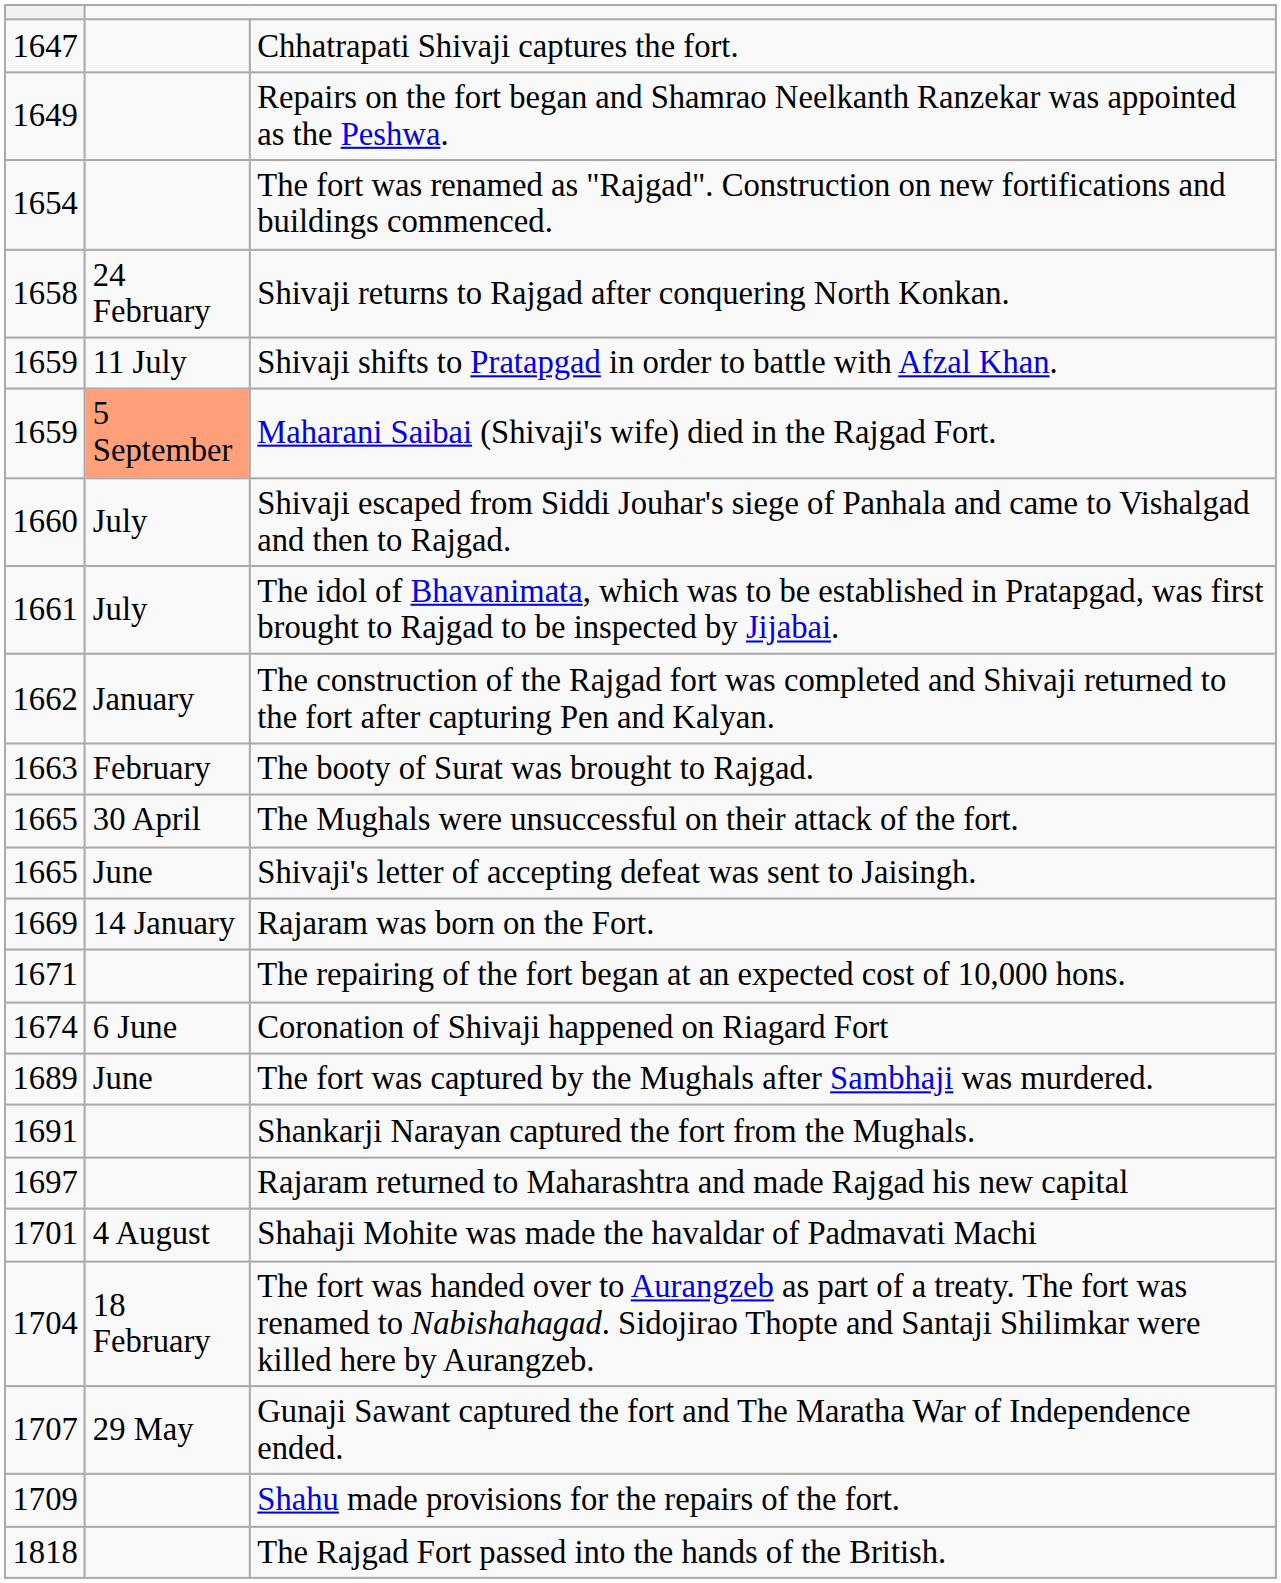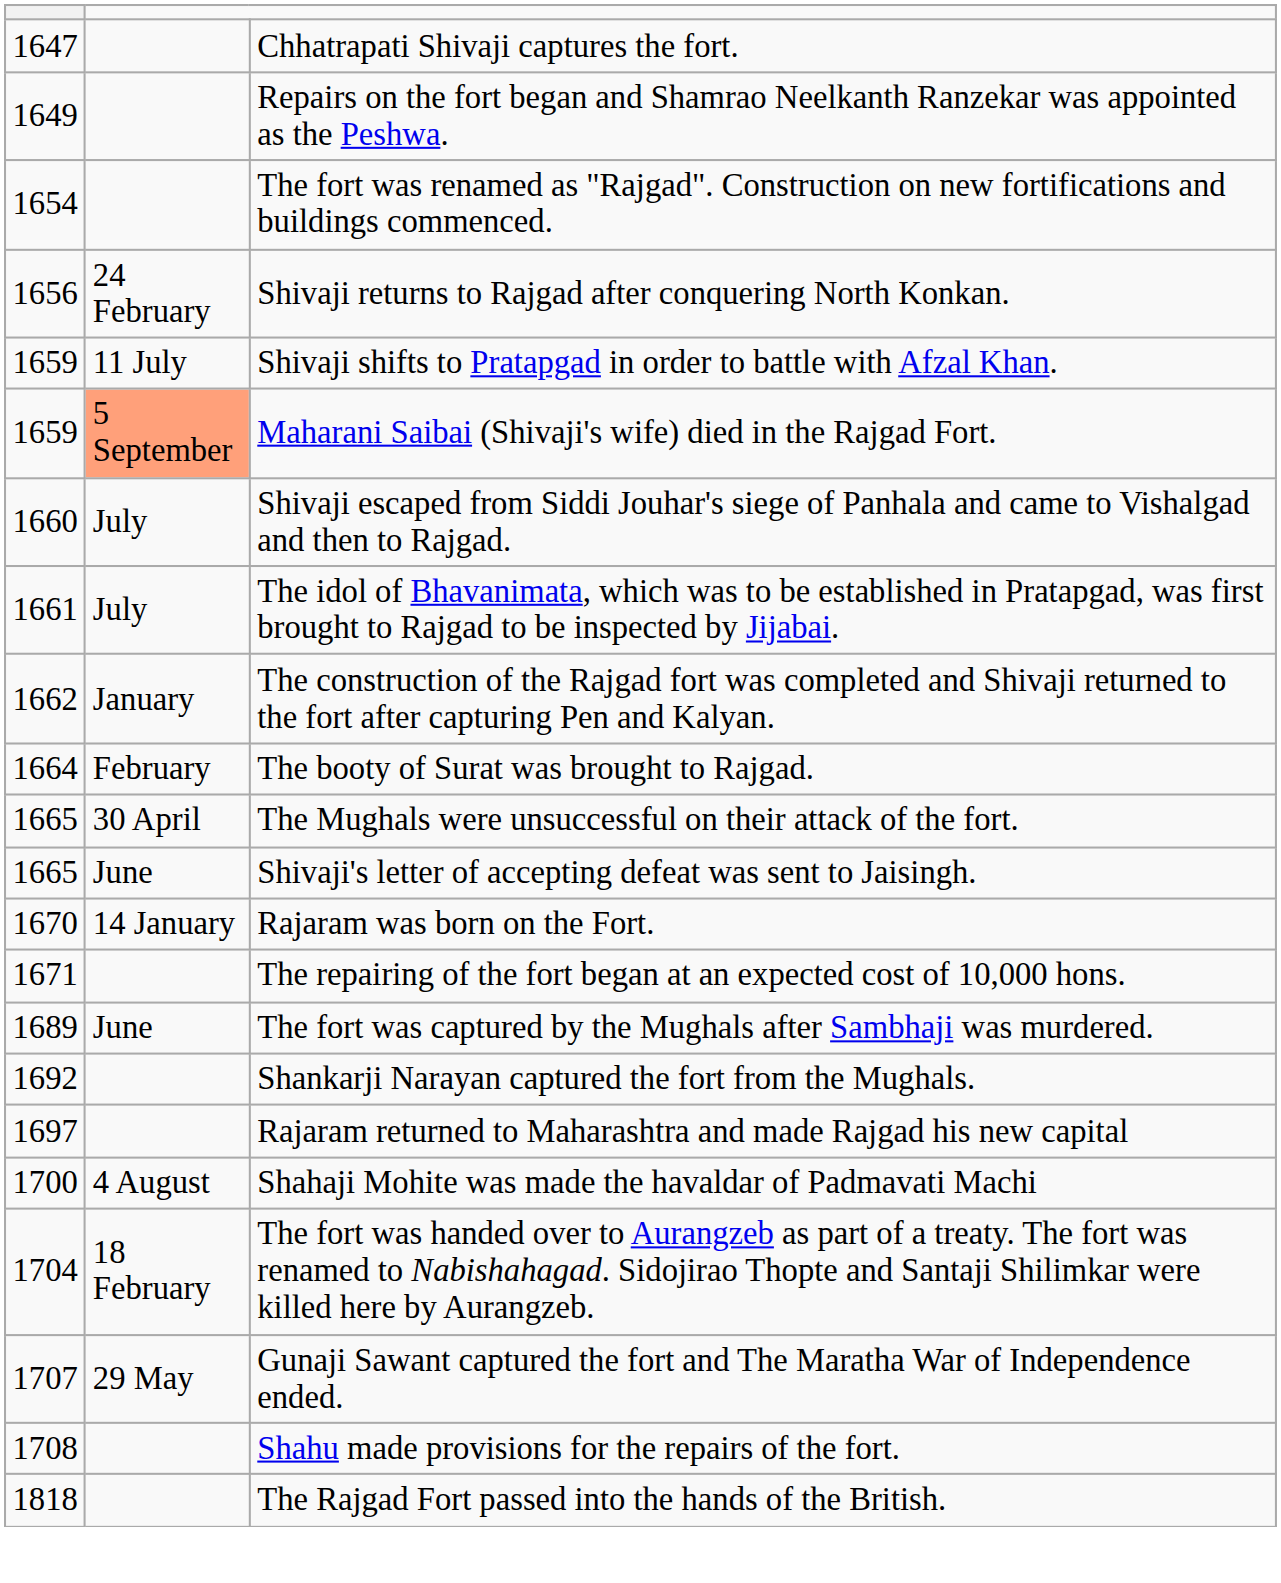(45, 292) 1658 -> (45, 292) 1656
(45, 768) 1663 -> (45, 768) 1664
(45, 923) 1669 -> (45, 923) 1670
- row: (573, 1027)
(45, 1130) 1691 -> (45, 1078) 1692
(45, 1234) 1701 -> (45, 1182) 1700
(45, 1499) 1709 -> (45, 1447) 1708
